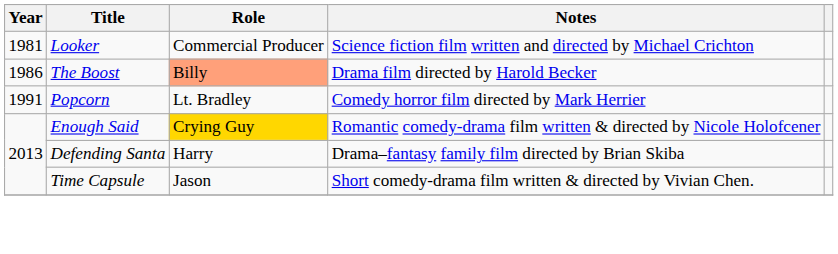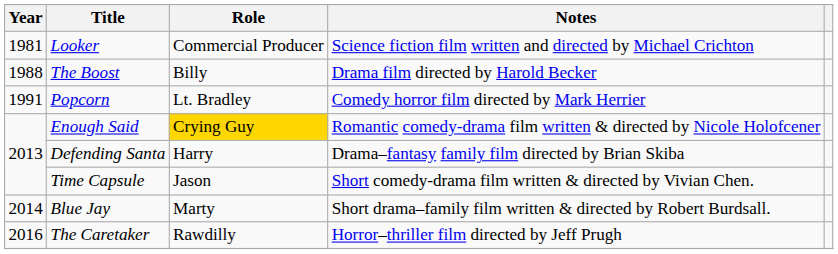(26, 72) 1986 -> (26, 72) 1988
(190, 72) lightsalmon background -> (190, 72) no background
+ row: (80, 208)
+ row: (100, 235)
